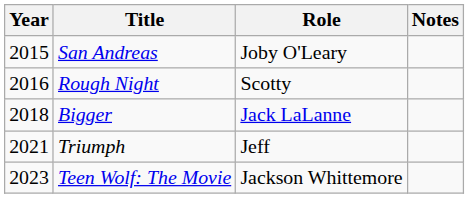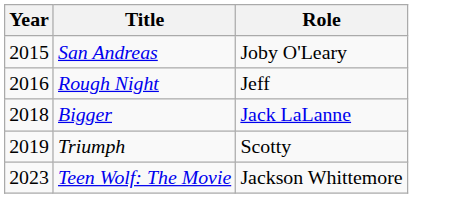- column: (435, 20)
(266, 83) Scotty -> (255, 83) Jeff
(29, 146) 2021 -> (29, 146) 2019
(255, 146) Jeff -> (266, 146) Scotty
